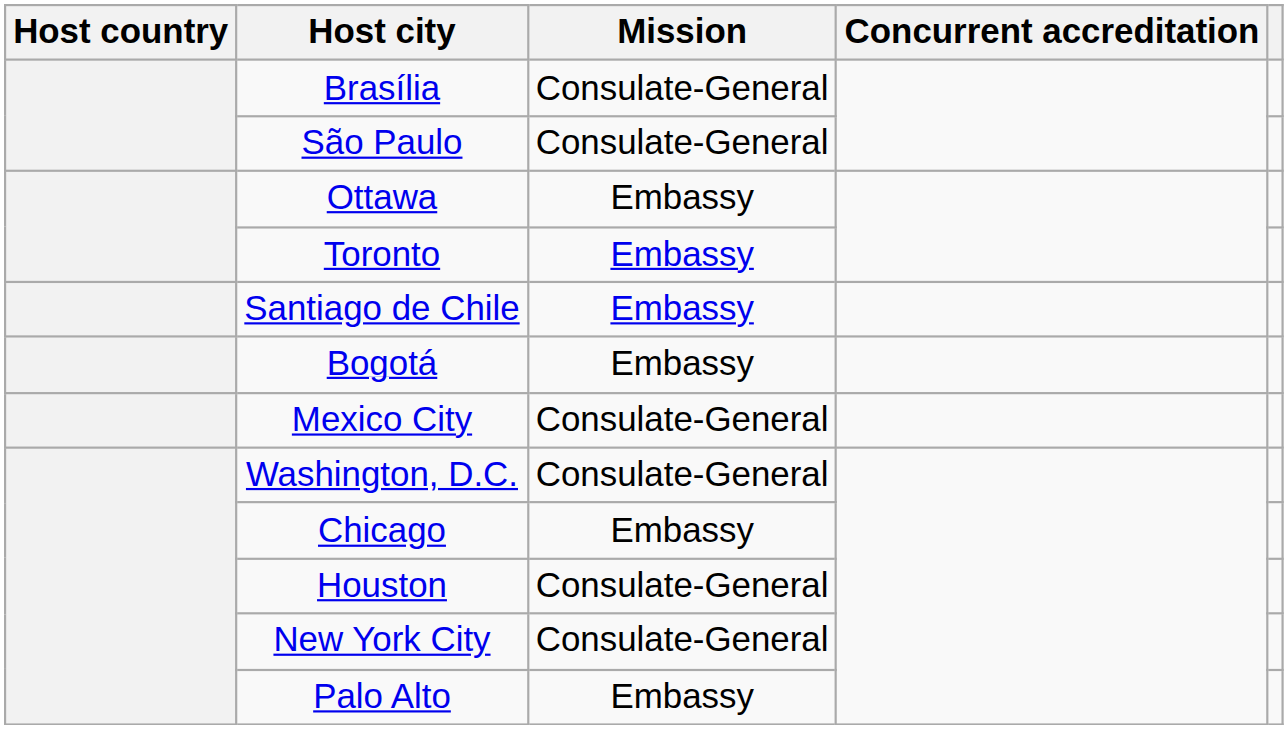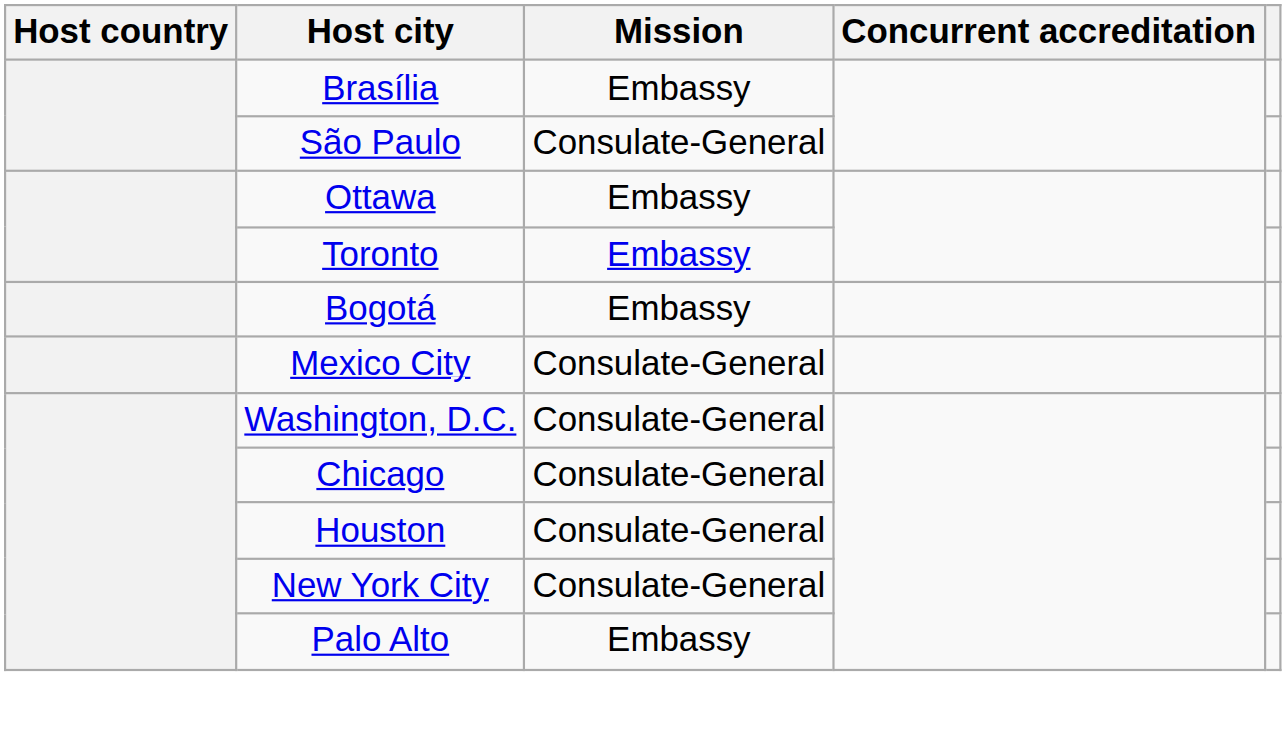(682, 87) Consulate-General -> (679, 87) Embassy
- row: (382, 308)
(682, 530) Embassy -> (679, 474) Consulate-General
